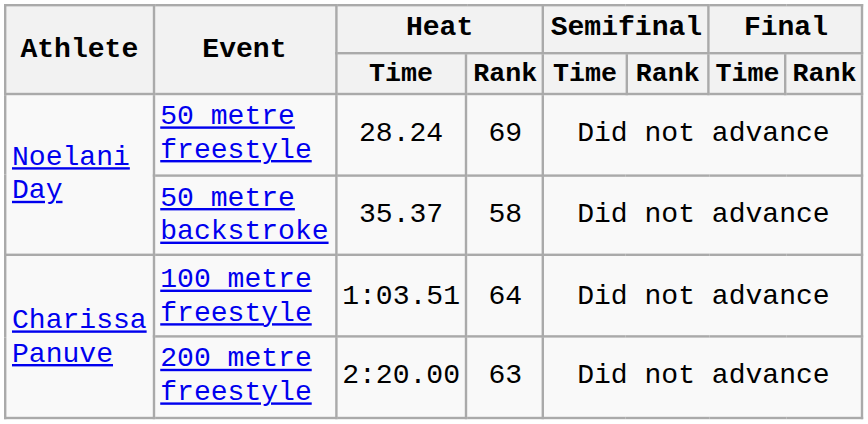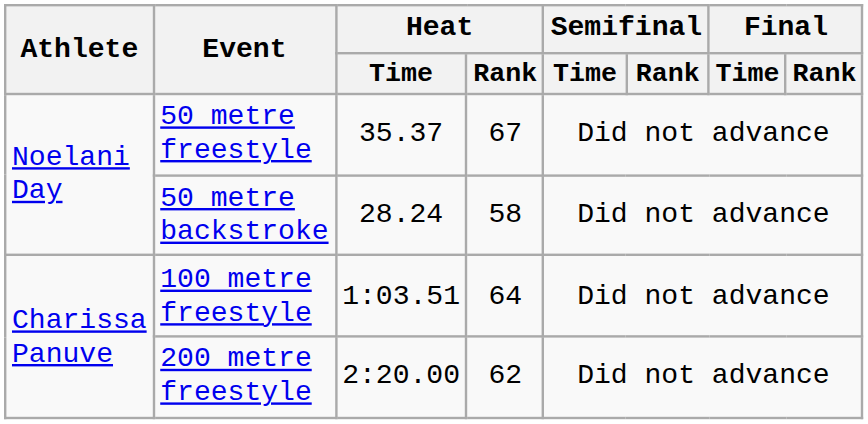(401, 134) 28.24 -> (401, 134) 35.37
(505, 134) 69 -> (505, 134) 67
(401, 215) 35.37 -> (401, 215) 28.24
(505, 377) 63 -> (505, 377) 62
